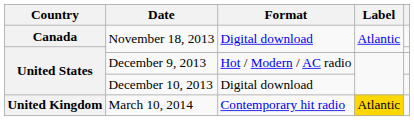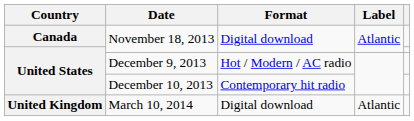(267, 84) Digital download -> (283, 84) Contemporary hit radio
(283, 105) Contemporary hit radio -> (267, 105) Digital download
(379, 105) gold background -> (379, 105) no background
